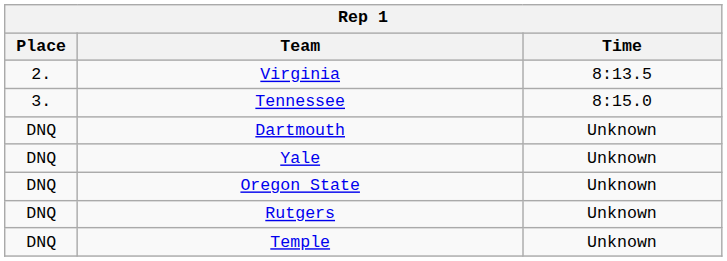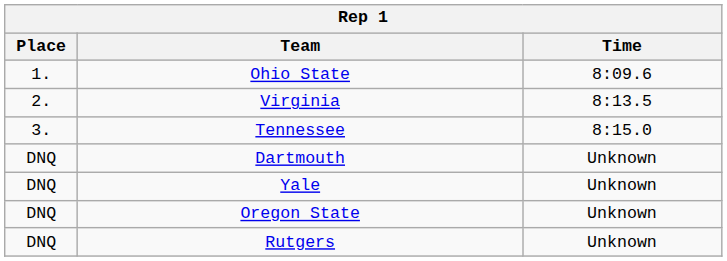+ row: (300, 74)
- row: (300, 242)
